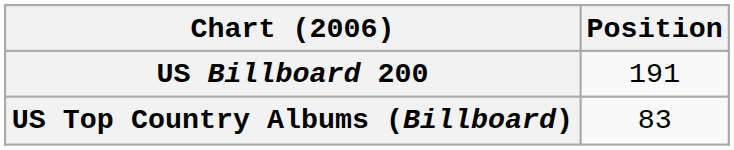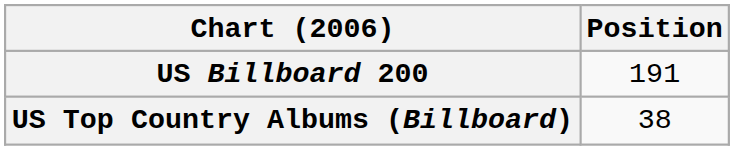(655, 121) 83 -> (655, 121) 38
